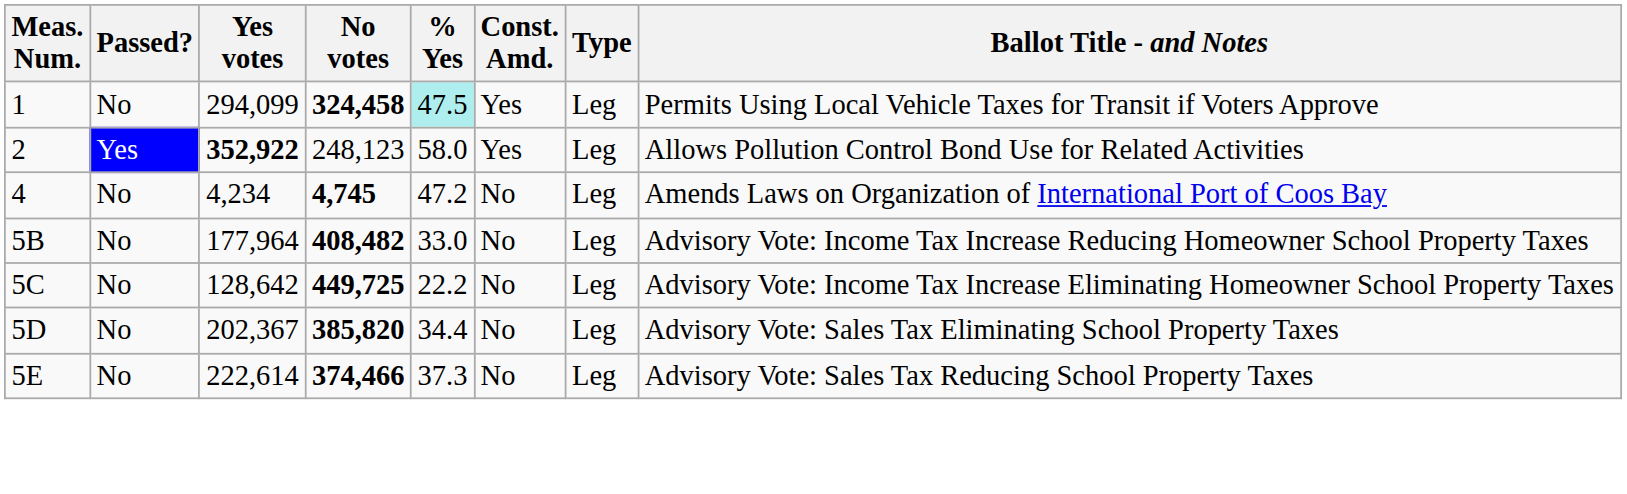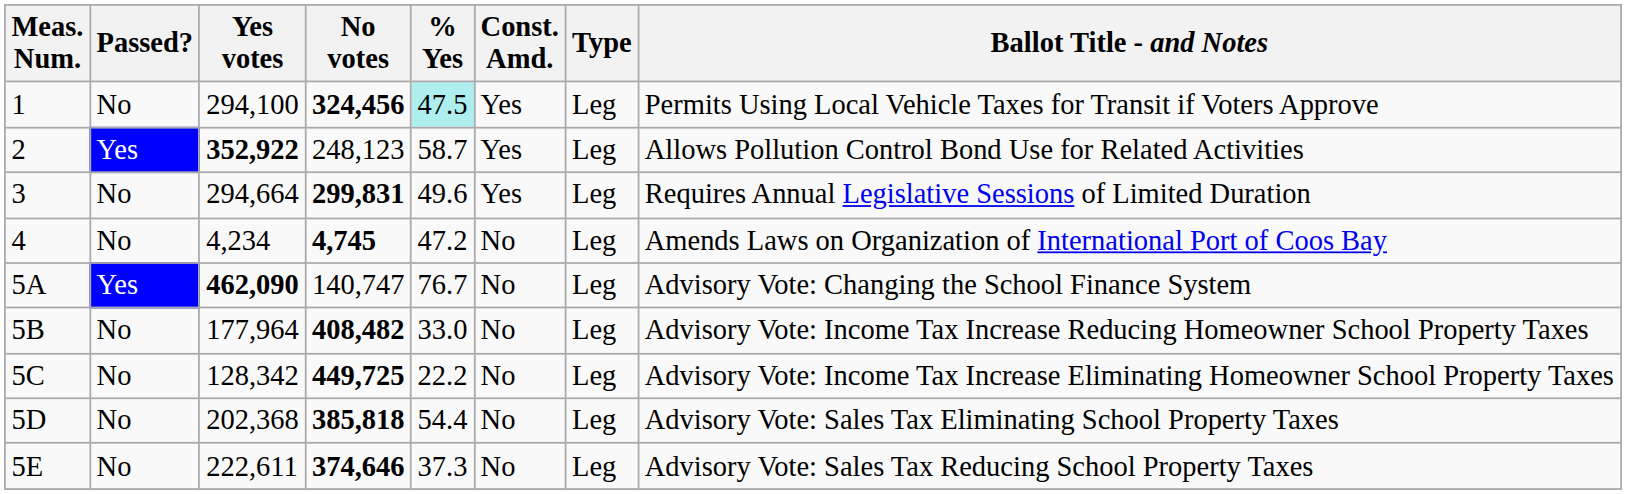(253, 104) 294,099 -> (253, 104) 294,100
(358, 104) 324,458 -> (358, 104) 324,456
(443, 149) 58.0 -> (443, 149) 58.7
+ row: (19, 194)
+ row: (29, 284)
(253, 284) 128,642 -> (253, 375) 128,342
(253, 330) 202,367 -> (253, 420) 202,368
(358, 330) 385,820 -> (358, 420) 385,818
(443, 330) 34.4 -> (443, 420) 54.4
(253, 375) 222,614 -> (252, 465) 222,611
(358, 375) 374,466 -> (358, 465) 374,646
